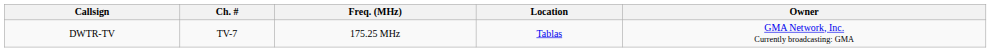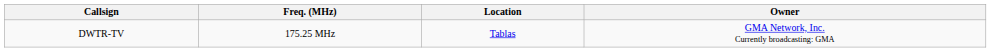- column: (227, 12)
